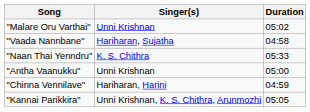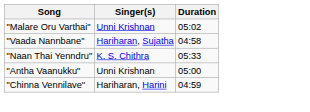- row: (43, 100)
